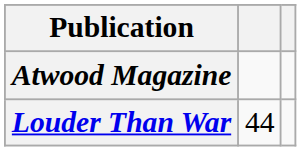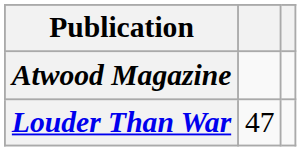(260, 121) 44 -> (260, 121) 47
